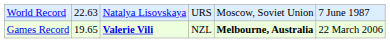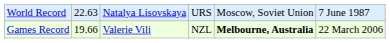(86, 29) 19.65 -> (86, 29) 19.66
(128, 29) bold -> (127, 29) normal
